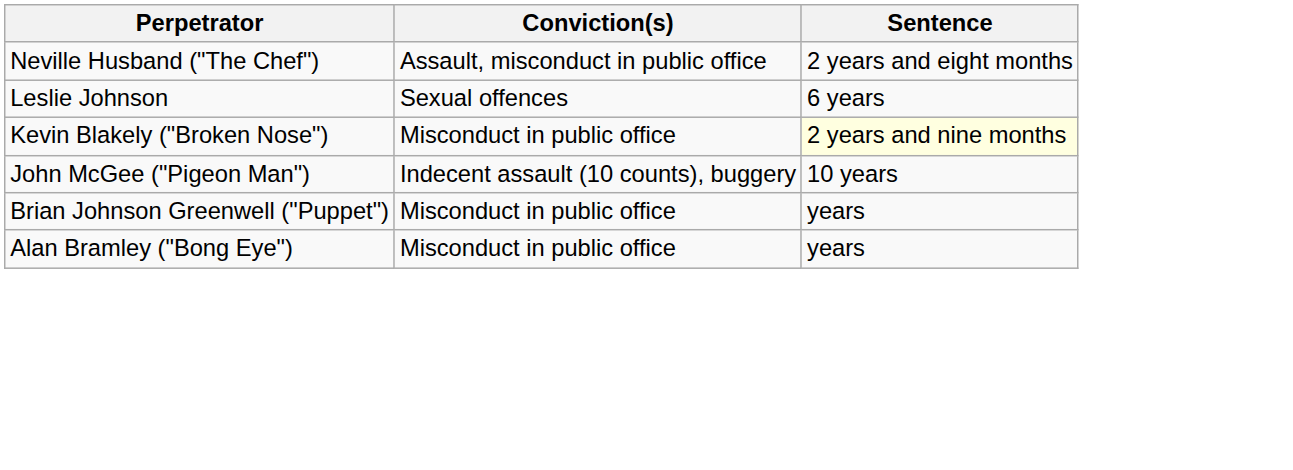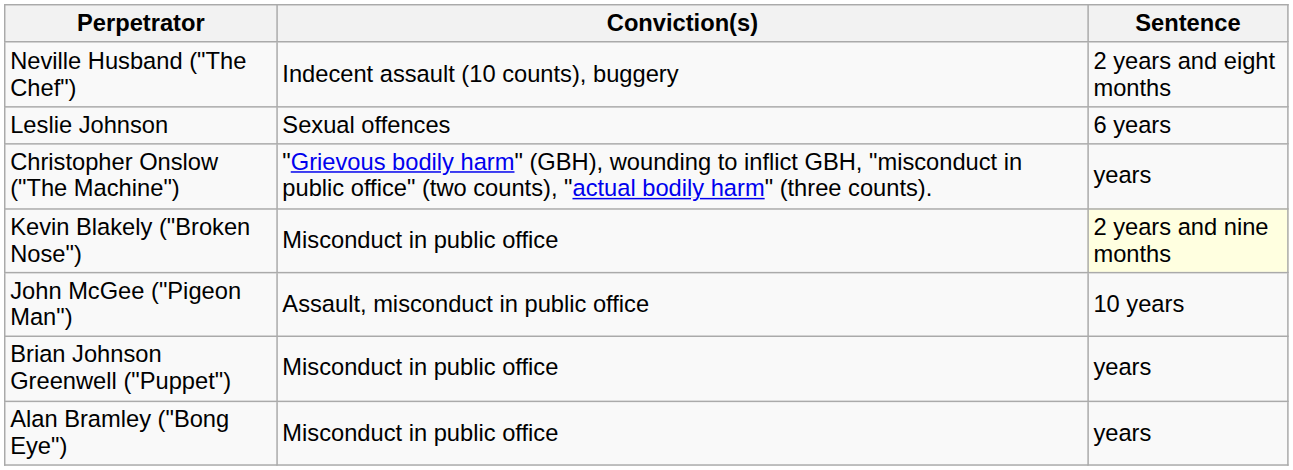(583, 60) Assault, misconduct in public office -> (480, 74) Indecent assault (10 counts), buggery
+ row: (114, 175)
(598, 173) Indecent assault (10 counts), buggery -> (466, 304) Assault, misconduct in public office
